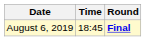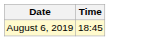- column: (123, 12)
